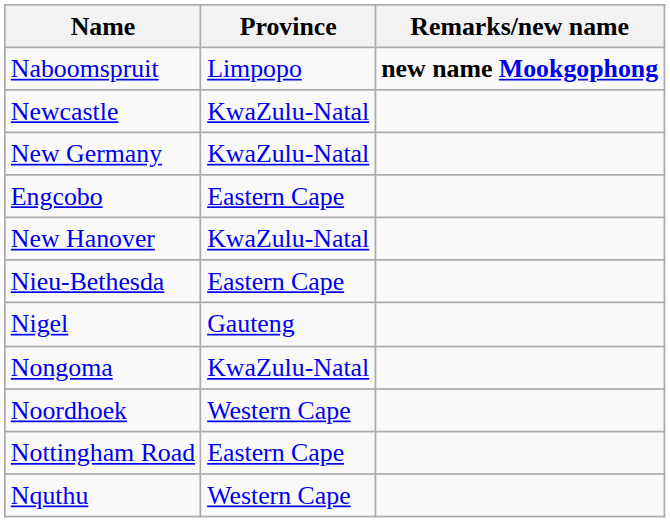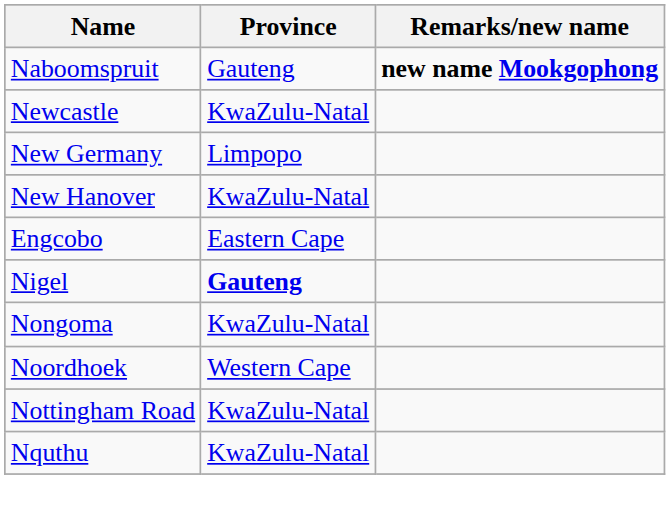(255, 68) Limpopo -> (251, 68) Gauteng
(288, 153) KwaZulu-Natal -> (255, 153) Limpopo
rows swapped: (83, 239) <-> (57, 196)
- row: (88, 281)
(251, 324) normal -> (255, 281) bold
(276, 452) Eastern Cape -> (288, 409) KwaZulu-Natal
(279, 494) Western Cape -> (288, 452) KwaZulu-Natal
